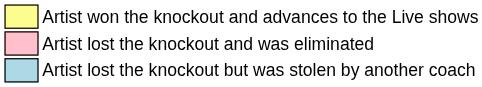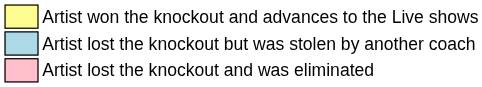rows swapped: (208, 43) <-> (259, 70)
